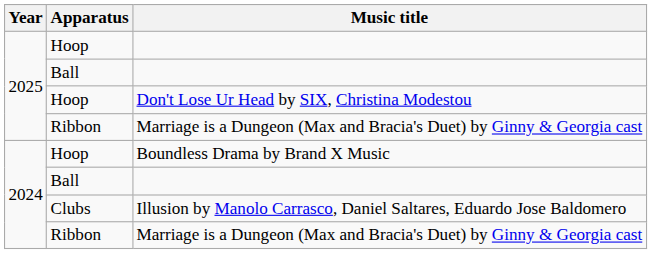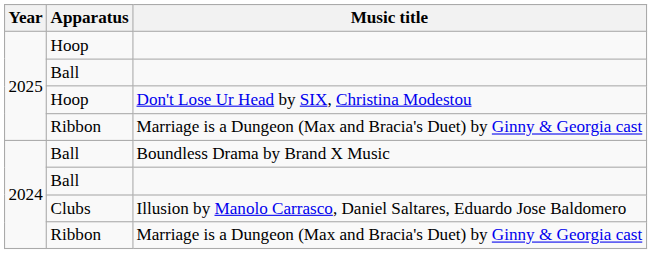(70, 153) Hoop -> (65, 153) Ball
